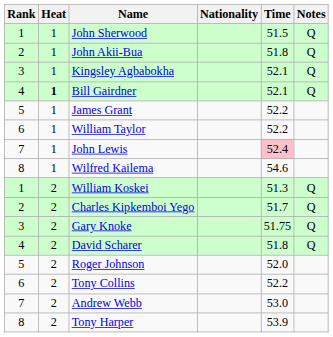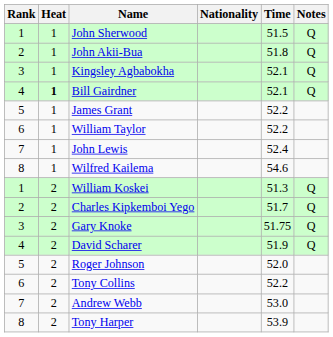(277, 149) pink background -> (277, 149) no background
(277, 245) 51.8 -> (277, 245) 51.9
